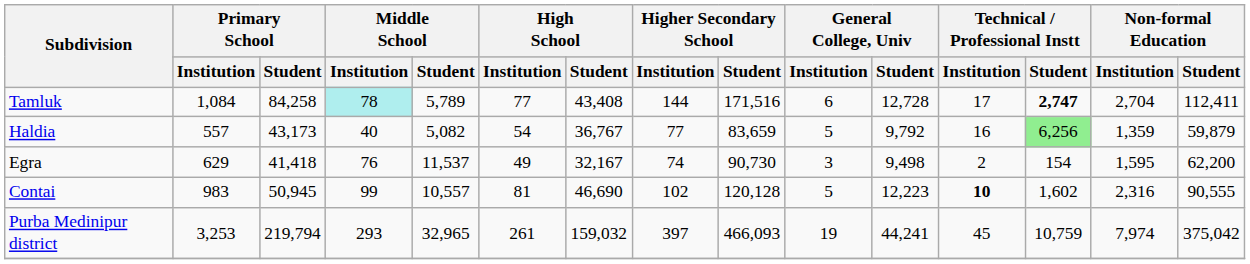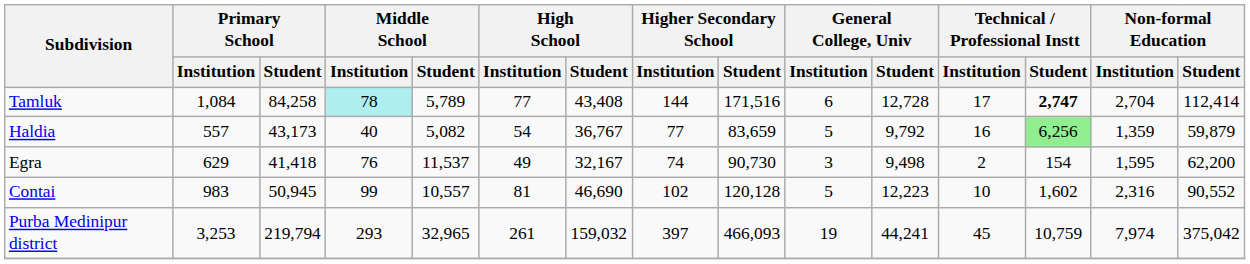(1211, 101) 112,411 -> (1211, 101) 112,414
(982, 191) bold -> (982, 191) normal
(1211, 191) 90,555 -> (1211, 191) 90,552
